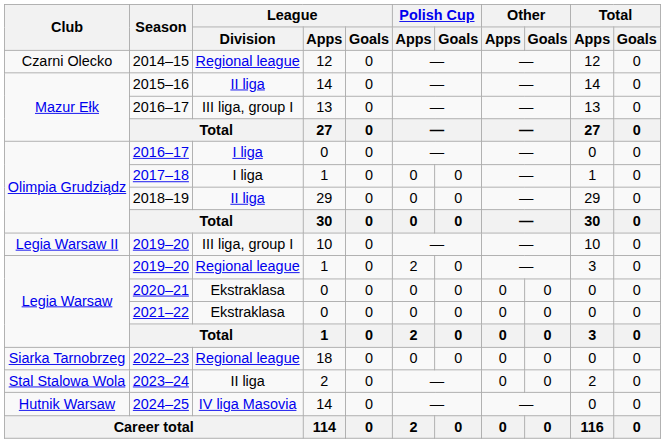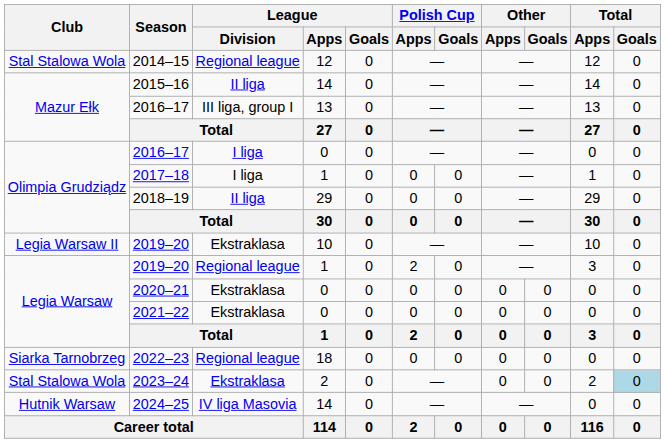(67, 61) Czarni Olecko -> (67, 61) Stal Stalowa Wola
(248, 244) III liga, group I -> (248, 244) Ekstraklasa
(248, 381) II liga -> (248, 381) Ekstraklasa
(637, 381) no background -> (637, 381) lightblue background
